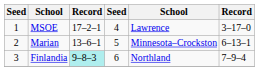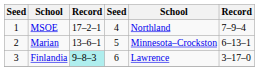(150, 27) Lawrence -> (151, 27) Northland
(236, 27) 3–17–0 -> (234, 27) 7–9–4
(151, 58) Northland -> (150, 58) Lawrence
(234, 58) 7–9–4 -> (236, 58) 3–17–0
